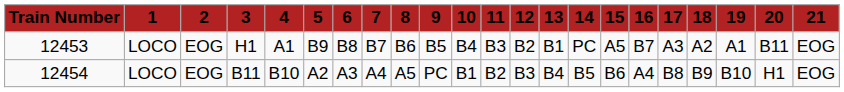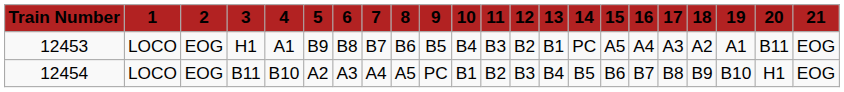(644, 45) B7 -> (644, 45) A4
(644, 73) A4 -> (644, 73) B7
